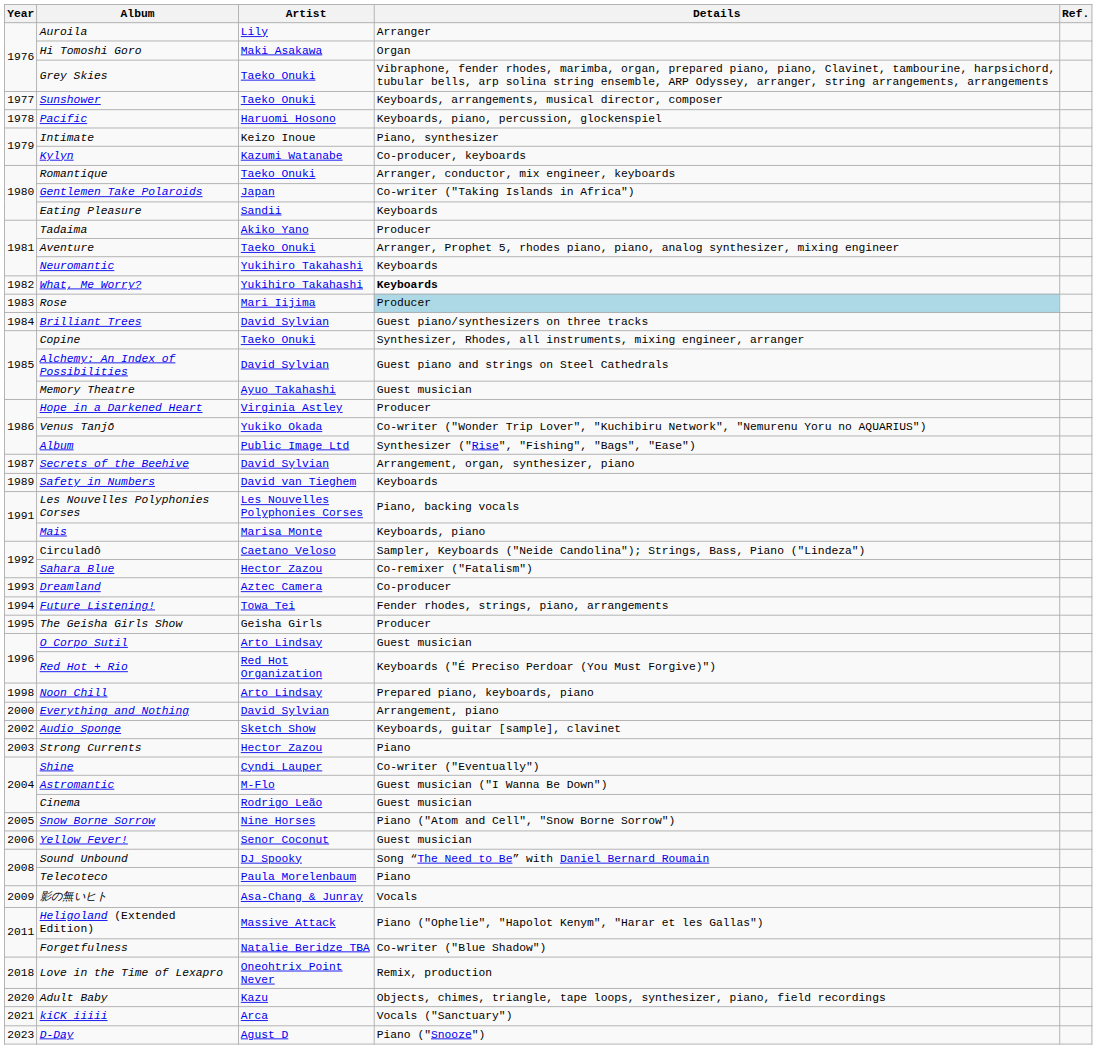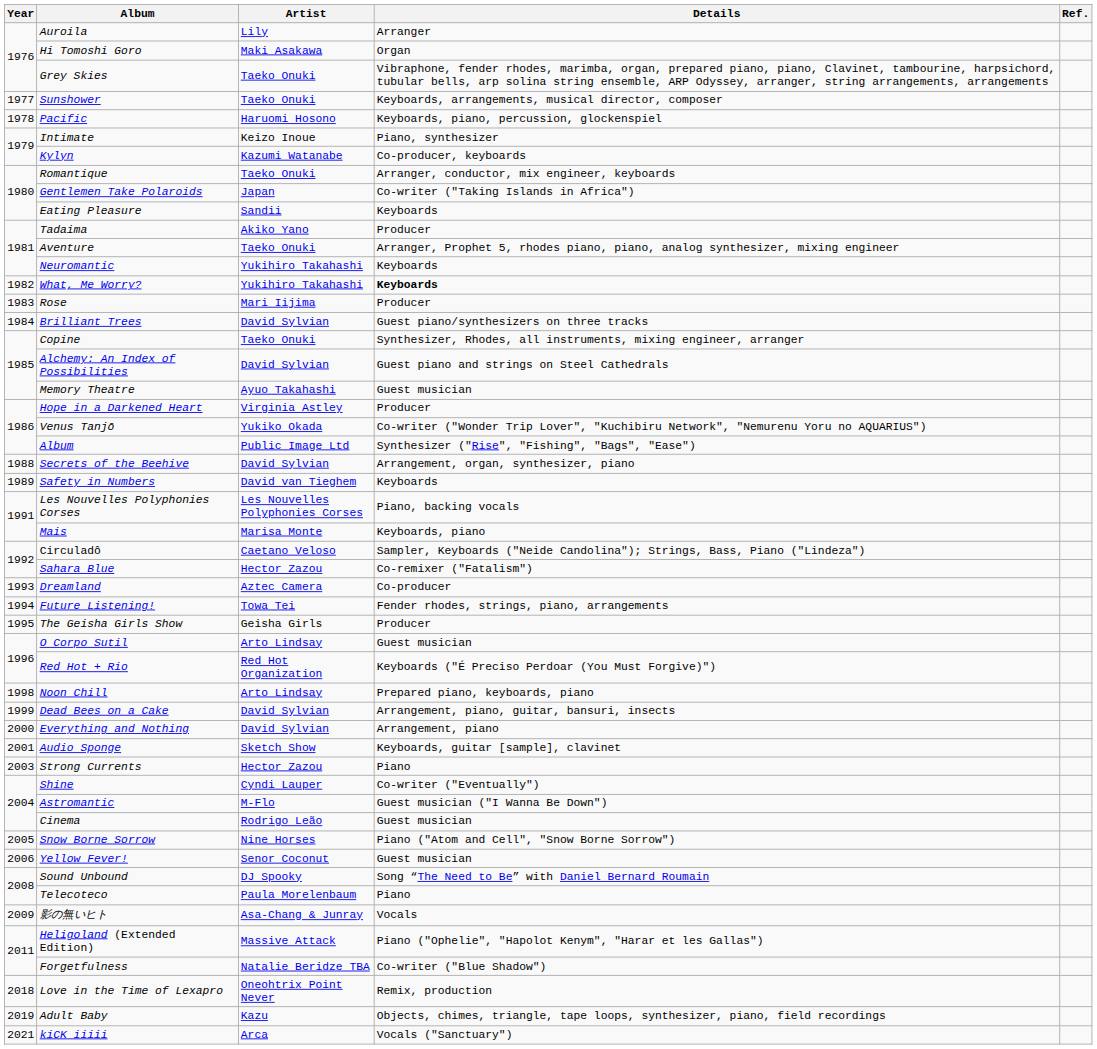(404, 303) lightblue background -> (404, 303) no background
(21, 464) 1987 -> (21, 464) 1988
+ row: (104, 711)
(21, 729) 2002 -> (21, 748) 2001
(21, 998) 2020 -> (21, 1016) 2019
- row: (57, 1035)
